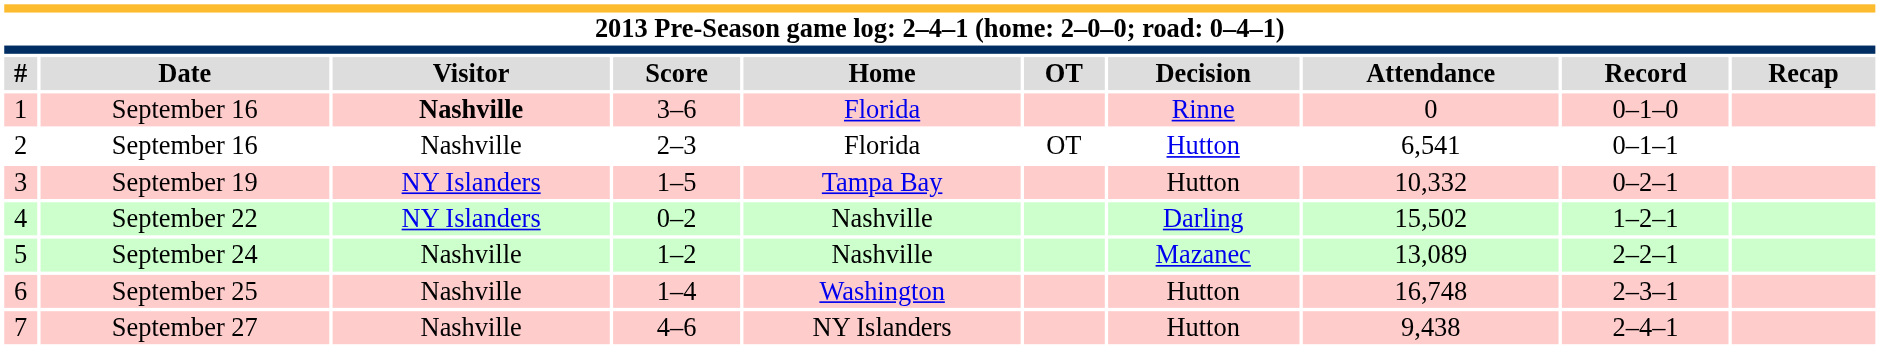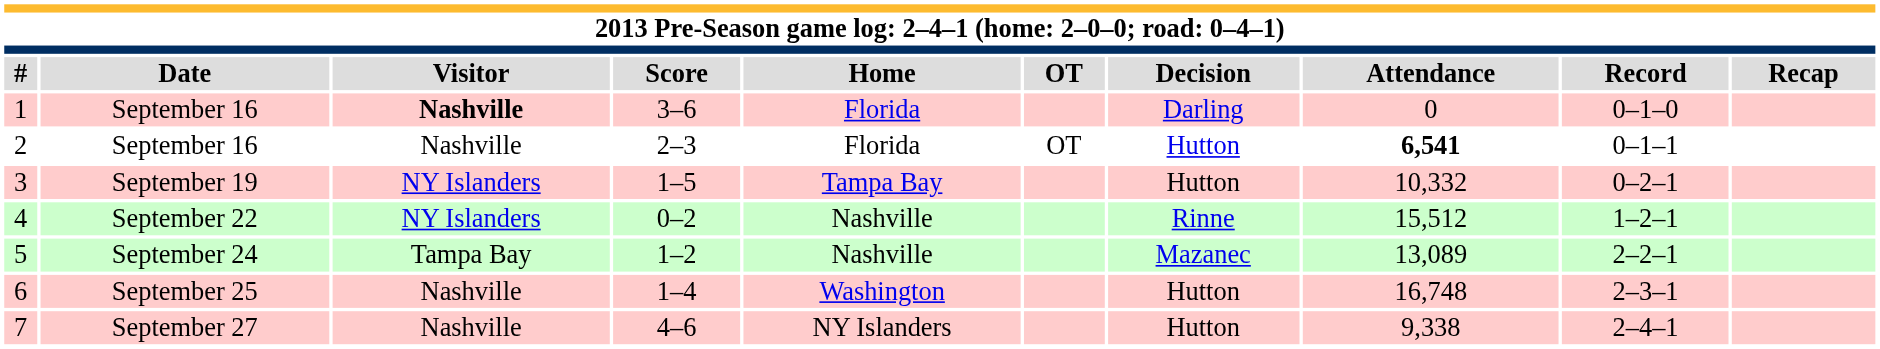(1203, 109) Rinne -> (1203, 109) Darling
(1431, 145) normal -> (1431, 145) bold
(1203, 218) Darling -> (1203, 218) Rinne
(1431, 218) 15,502 -> (1431, 218) 15,512
(471, 254) Nashville -> (471, 254) Tampa Bay
(1431, 327) 9,438 -> (1431, 327) 9,338
